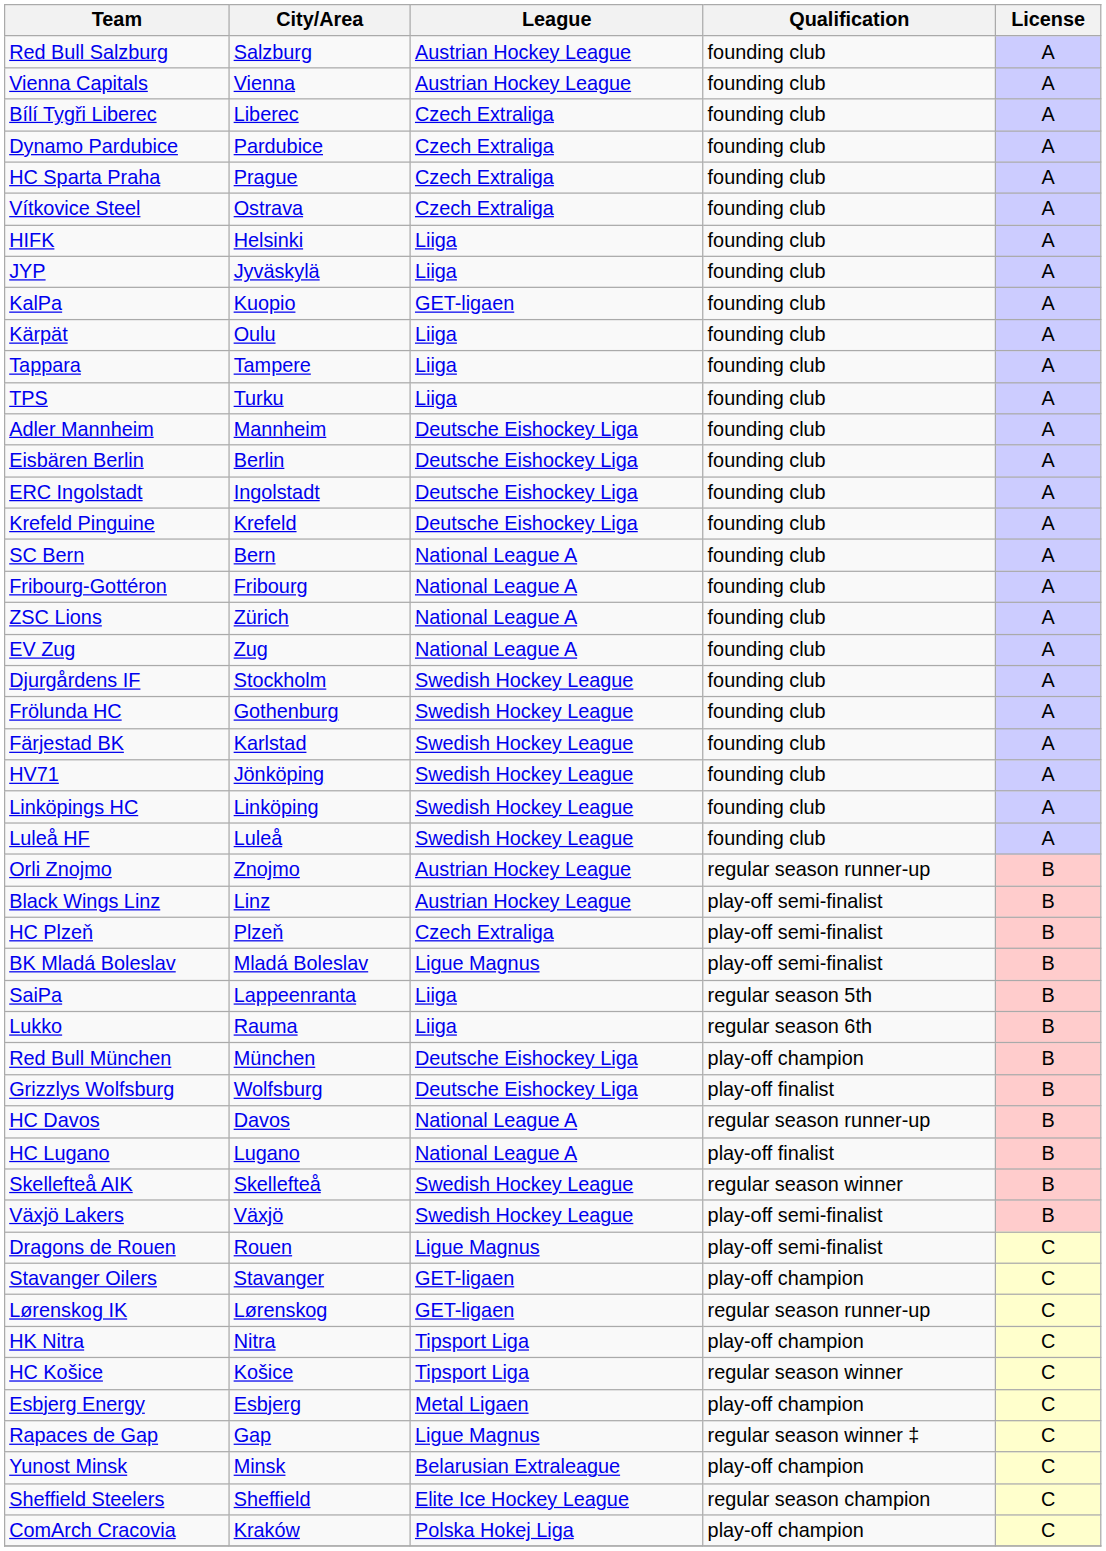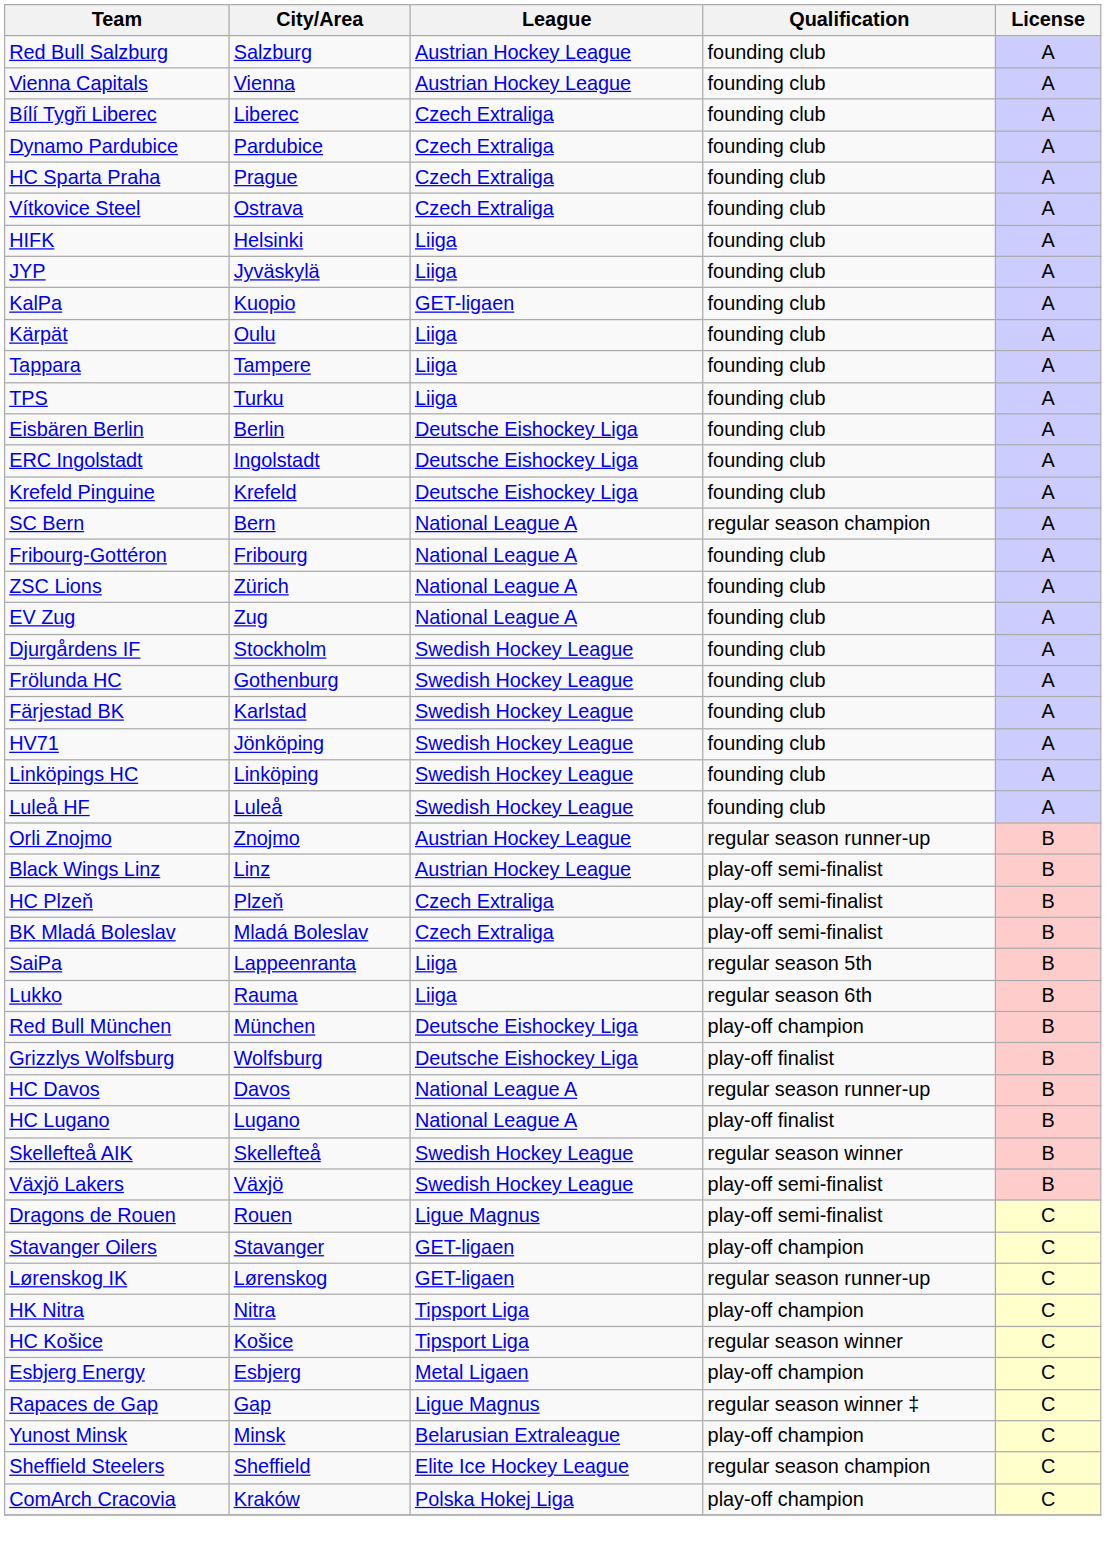- row: (81, 429)
(767, 555) founding club -> (819, 523) regular season champion
(477, 964) Ligue Magnus -> (484, 932) Czech Extraliga
